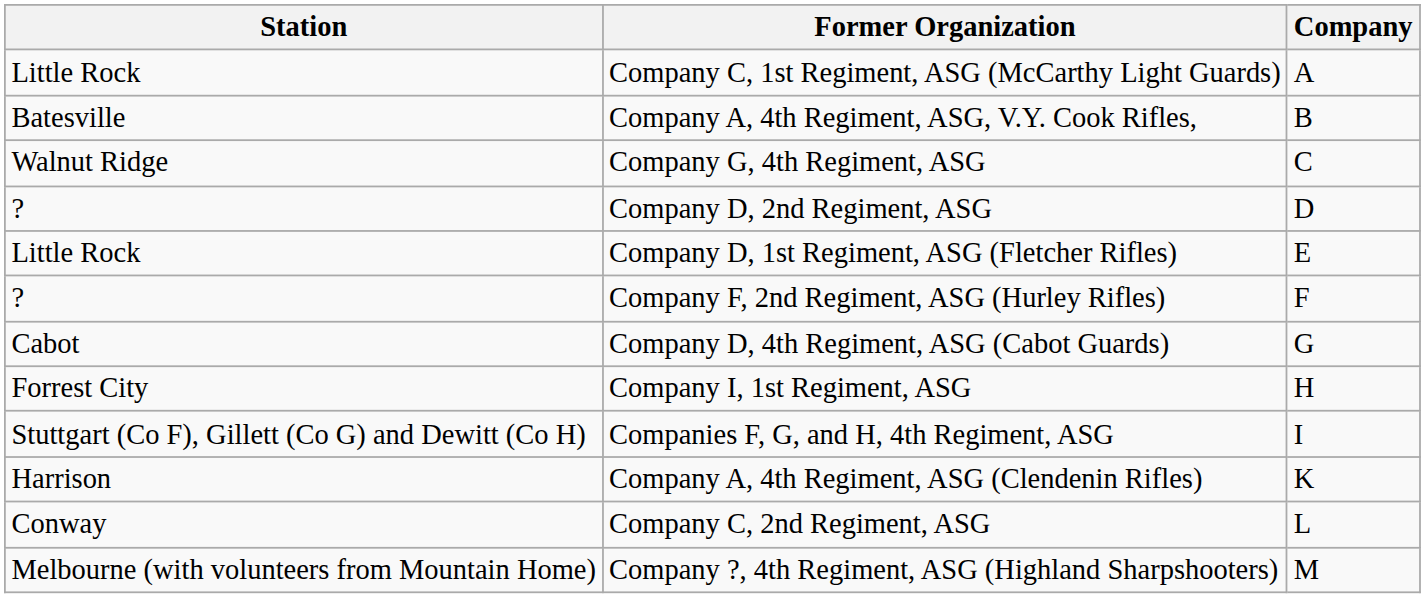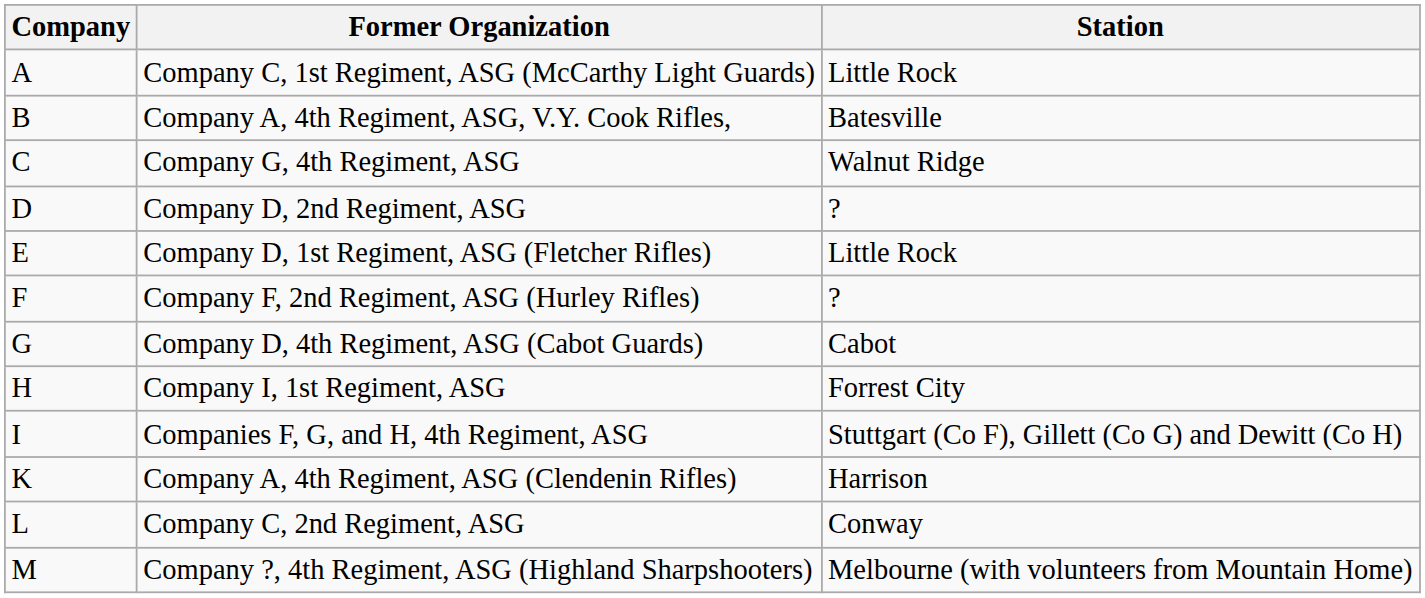columns swapped: (1353, 27) <-> (304, 27)
